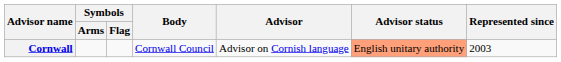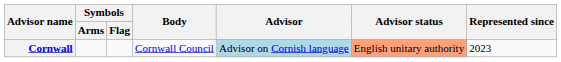(284, 48) no background -> (284, 48) lightblue background
(480, 48) 2003 -> (480, 48) 2023
